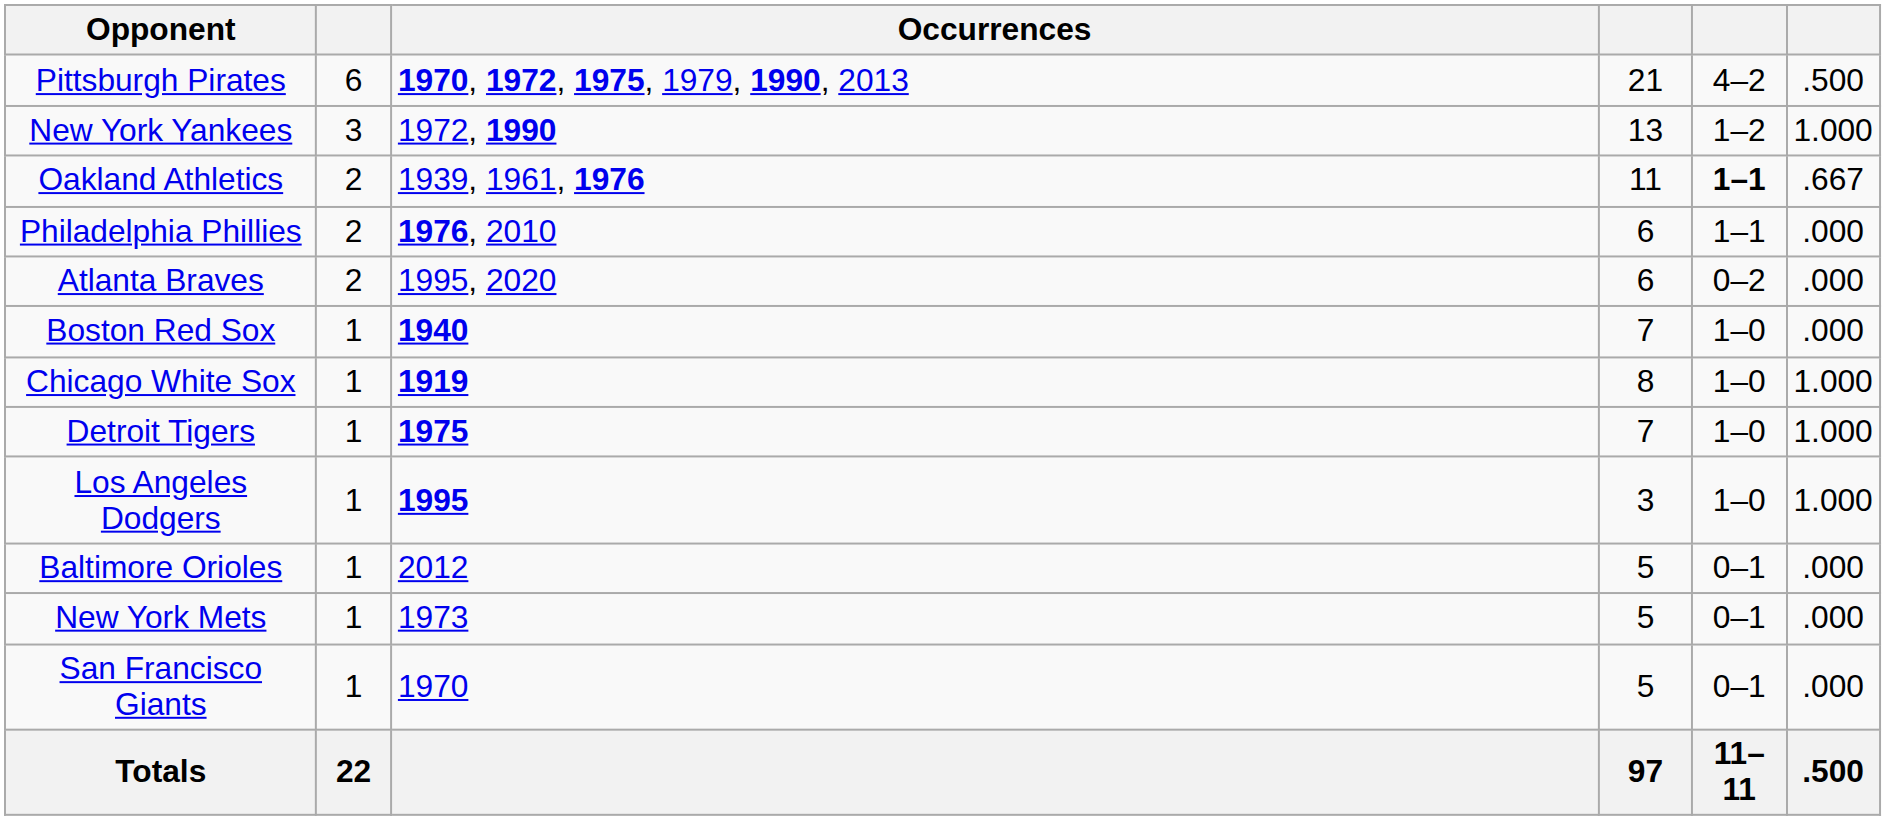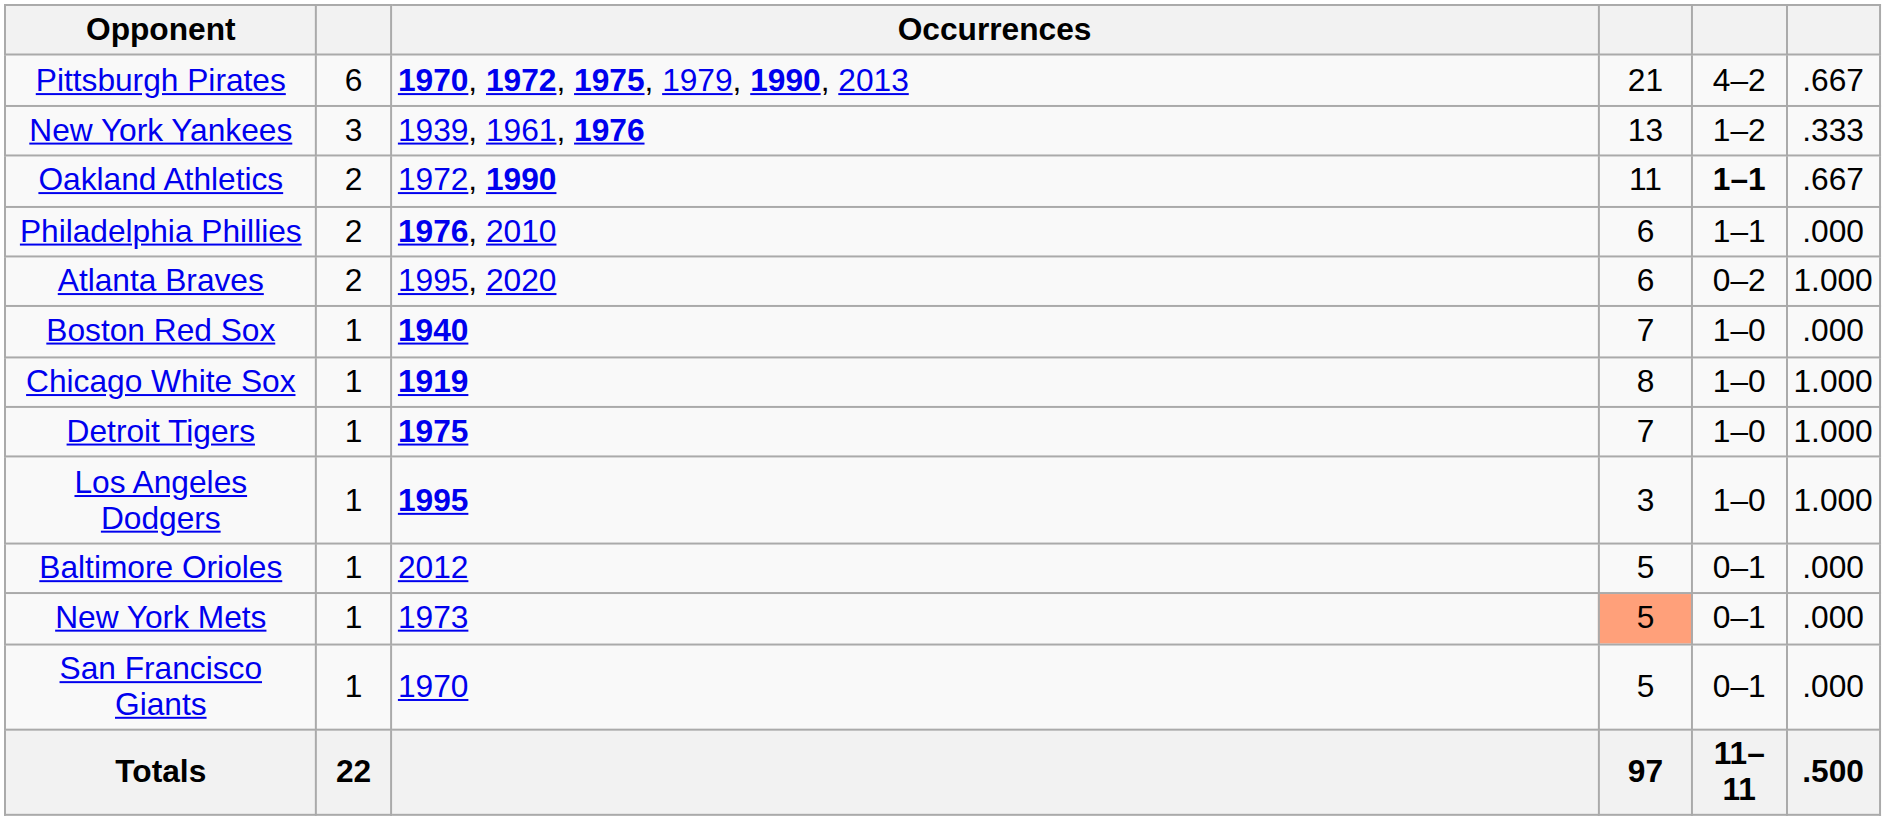(1833, 79) .500 -> (1833, 79) .667
(477, 130) 1972, 1990 -> (521, 130) 1939, 1961, 1976
(1833, 130) 1.000 -> (1833, 130) .333
(521, 180) 1939, 1961, 1976 -> (477, 180) 1972, 1990
(1833, 280) .000 -> (1833, 280) 1.000
(1645, 617) no background -> (1645, 617) lightsalmon background
